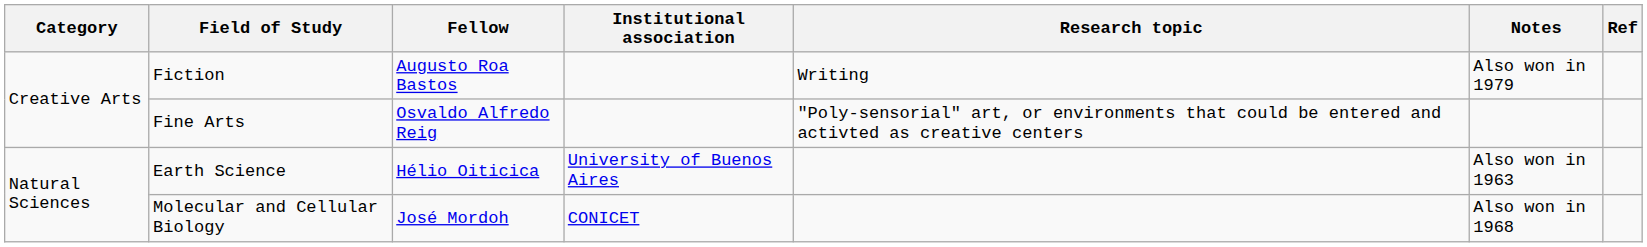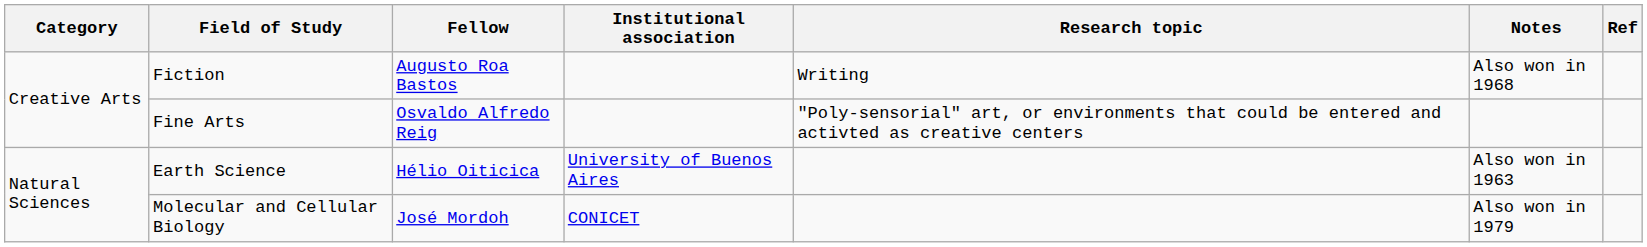(1529, 76) Also won in 1979 -> (1529, 76) Also won in 1968
(1529, 218) Also won in 1968 -> (1529, 218) Also won in 1979
